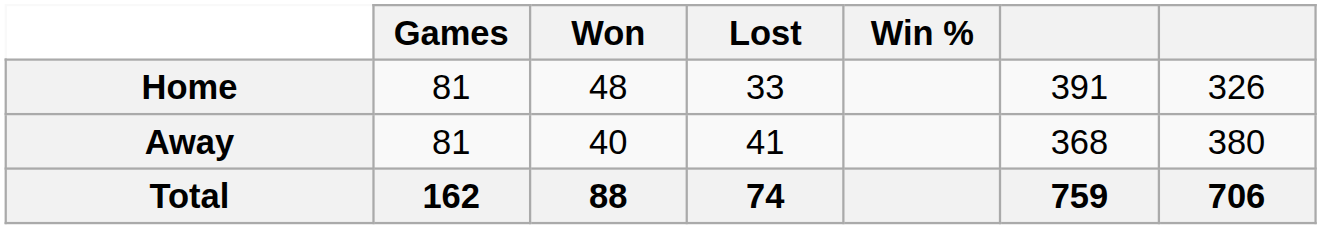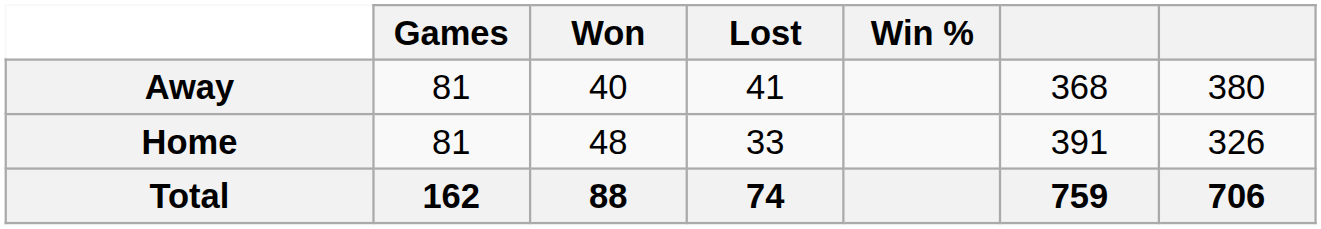rows swapped: (189, 87) <-> (189, 142)
